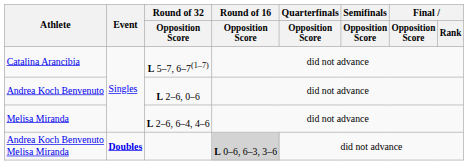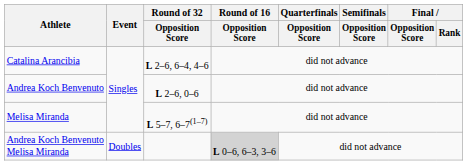(178, 68) L 5–7, 6–7(1–7) -> (177, 66) L 2–6, 6–4, 4–6
(178, 124) L 2–6, 6–4, 4–6 -> (177, 123) L 5–7, 6–7(1–7)
(125, 146) bold -> (125, 146) normal
